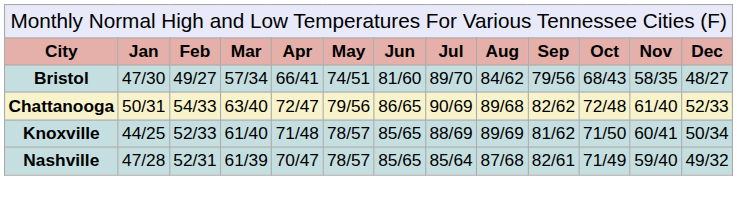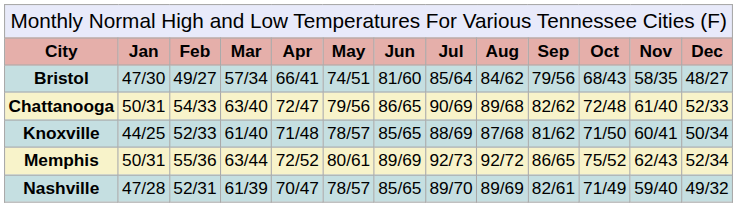(451, 78) 89/70 -> (451, 78) 85/64
(502, 133) 89/69 -> (502, 133) 87/68
+ row: (61, 160)
(451, 160) 85/64 -> (451, 188) 89/70
(502, 160) 87/68 -> (502, 188) 89/69
